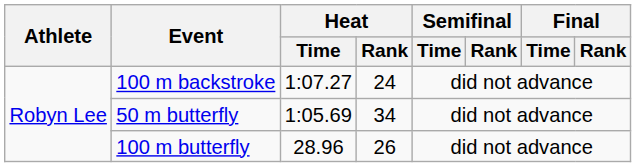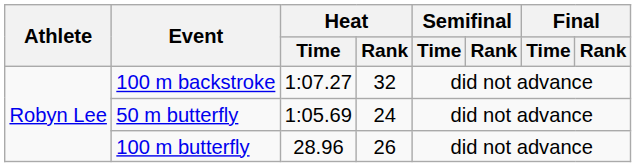(385, 83) 24 -> (385, 83) 32
(385, 115) 34 -> (385, 115) 24
